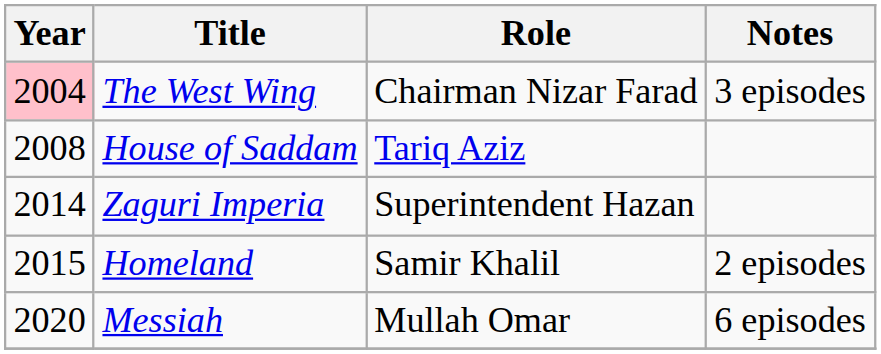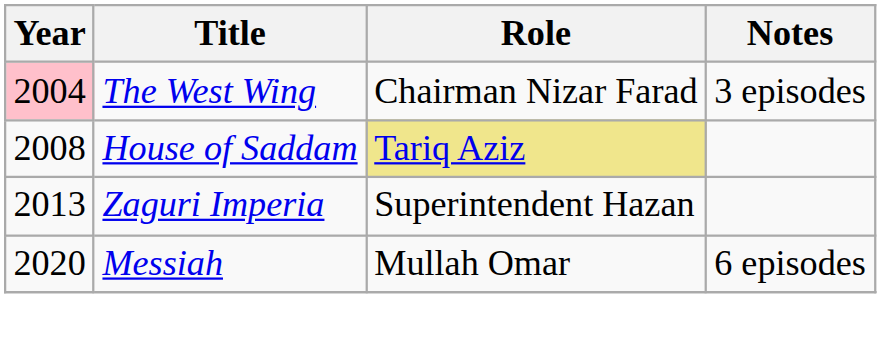(450, 147) no background -> (450, 147) khaki background
(50, 205) 2014 -> (50, 205) 2013
- row: (178, 262)
